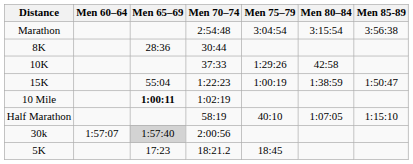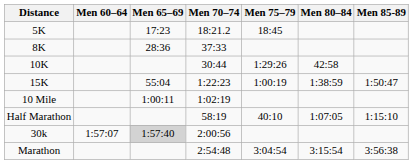rows swapped: (39, 151) <-> (39, 30)
(214, 47) 30:44 -> (214, 47) 37:33
(214, 64) 37:33 -> (214, 64) 30:44
(158, 99) bold -> (158, 99) normal
